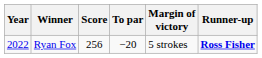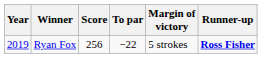(18, 44) 2022 -> (18, 44) 2019
(128, 44) −20 -> (128, 44) −22
